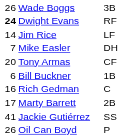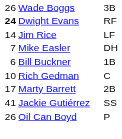- row: (44, 62)
(10, 89) 16 -> (10, 75) 10
